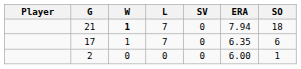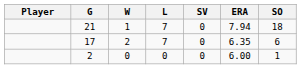(127, 27) bold -> (127, 27) normal
(127, 41) 1 -> (127, 41) 2
